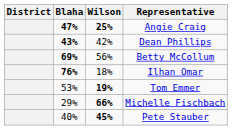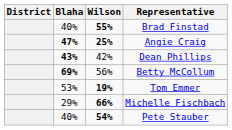+ row: (175, 27)
- row: (175, 72)
(104, 117) 45% -> (104, 117) 54%
